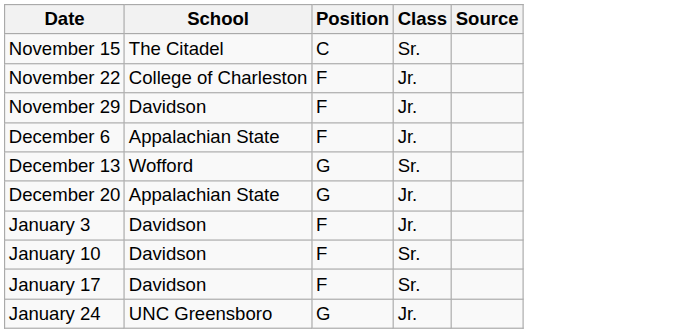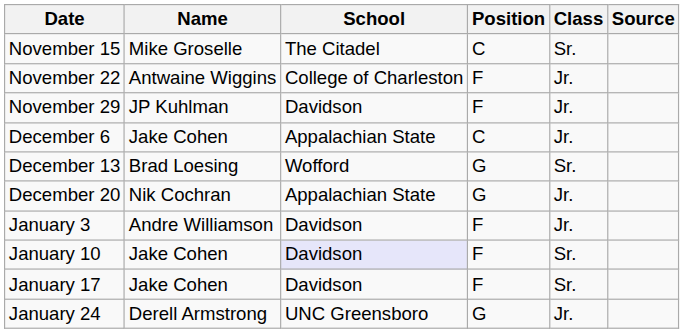+ column: (203, 19)
(322, 136) F -> (479, 136) C
(168, 254) no background -> (324, 254) lavender background
